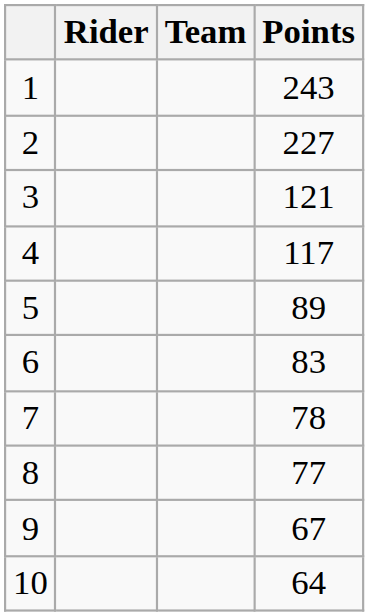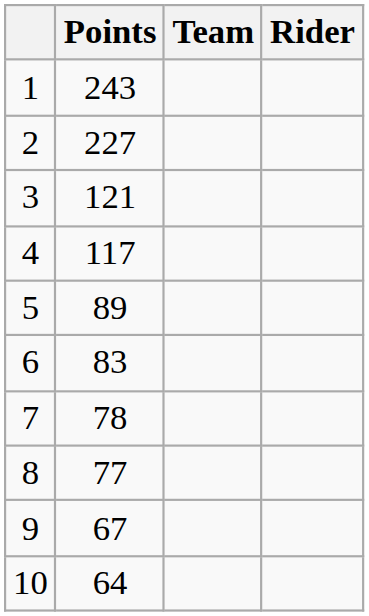columns swapped: (106, 32) <-> (309, 32)
